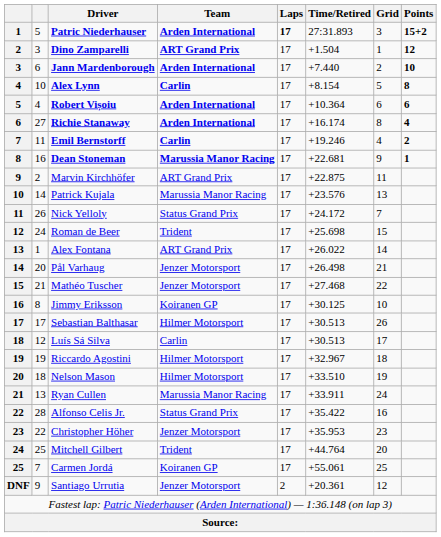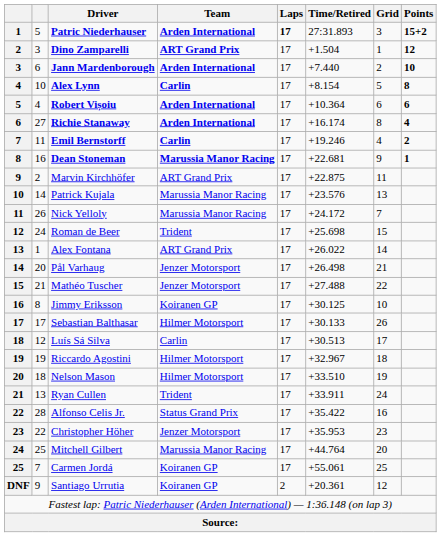(199, 213) Status Grand Prix -> (213, 213) Marussia Manor Racing
(327, 285) +27.468 -> (327, 285) +27.488
(327, 322) +30.513 -> (327, 322) +30.133
(213, 394) Marussia Manor Racing -> (176, 394) Trident
(176, 449) Trident -> (213, 449) Marussia Manor Racing
(200, 485) Jenzer Motorsport -> (189, 485) Koiranen GP
